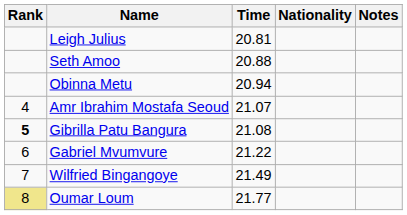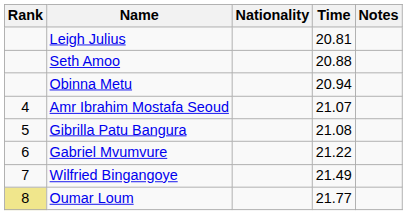columns swapped: (315, 15) <-> (254, 15)
(25, 130) bold -> (25, 130) normal
